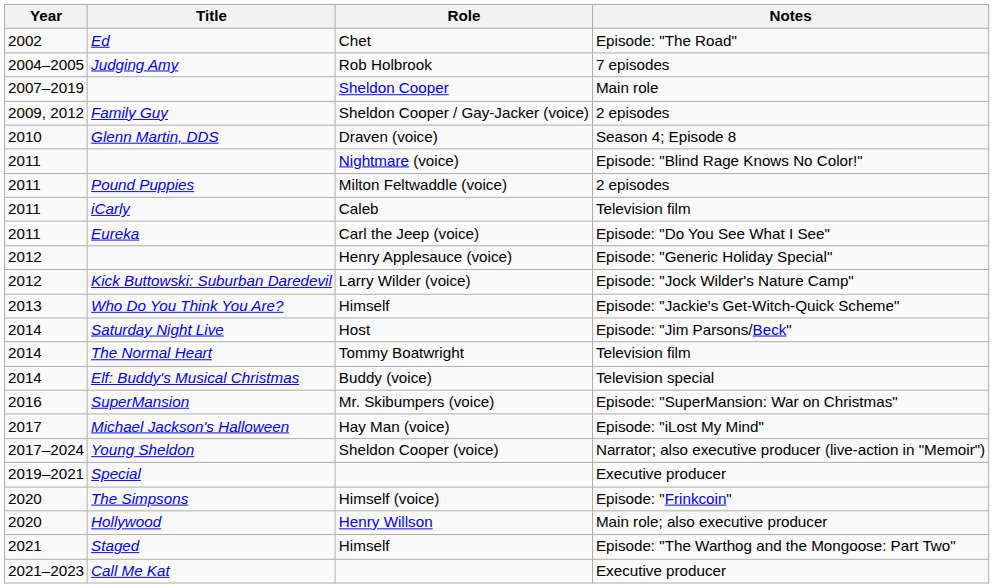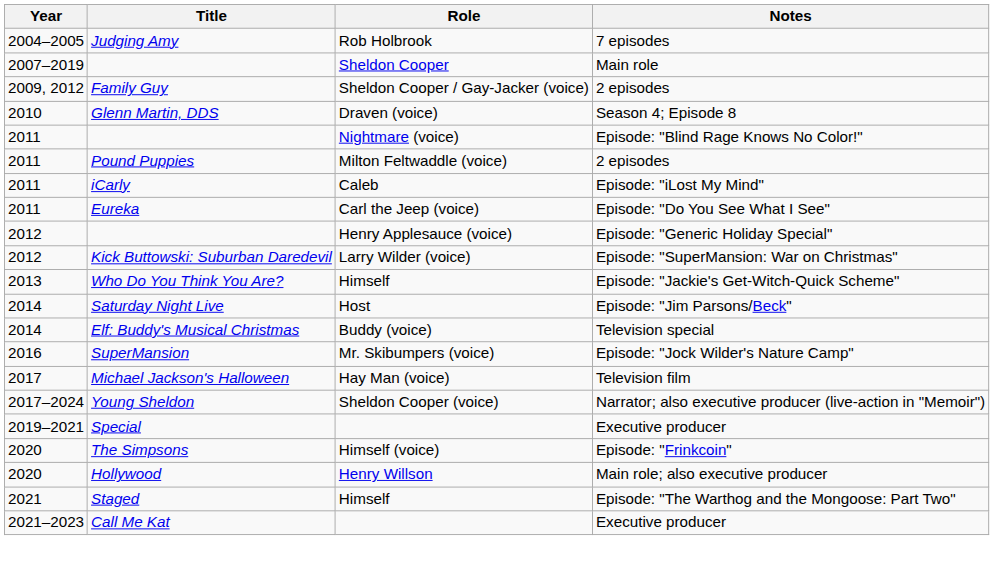- row: (100, 40)
(643, 209) Television film -> (680, 185) Episode: "iLost My Mind"
(725, 281) Episode: "Jock Wilder's Nature Camp" -> (747, 257) Episode: "SuperMansion: War on Christmas"
- row: (151, 354)
(747, 402) Episode: "SuperMansion: War on Christmas" -> (725, 354) Episode: "Jock Wilder's Nature Camp"
(680, 426) Episode: "iLost My Mind" -> (643, 378) Television film
